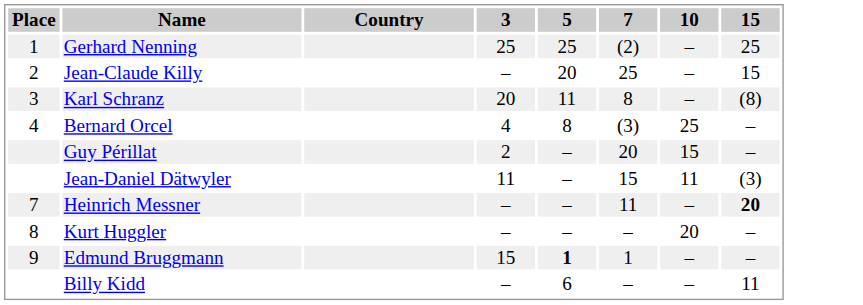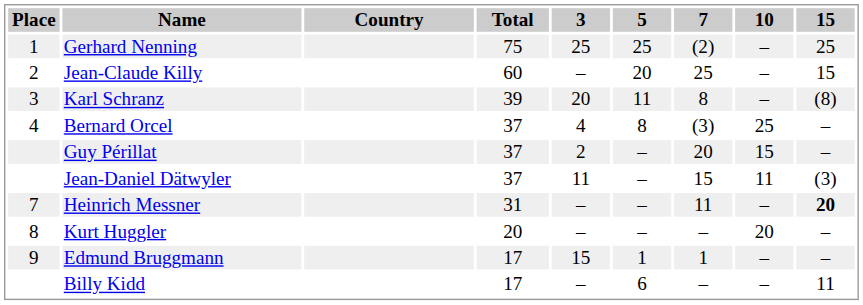+ column: (513, 20)
(567, 258) bold -> (642, 258) normal
